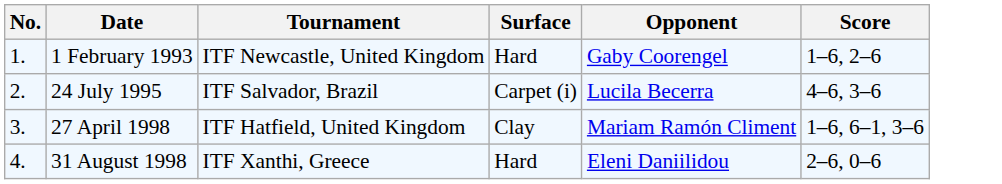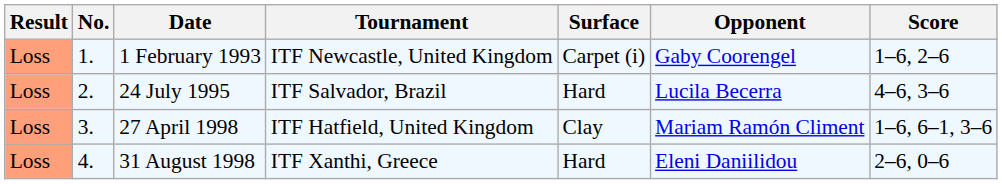+ column: (39, 21)
(516, 56) Hard -> (604, 56) Carpet (i)
(536, 90) Carpet (i) -> (584, 90) Hard
